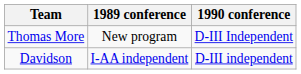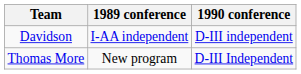rows swapped: (46, 58) <-> (46, 36)
